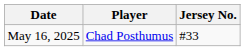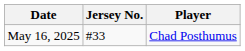columns swapped: (129, 14) <-> (208, 14)
